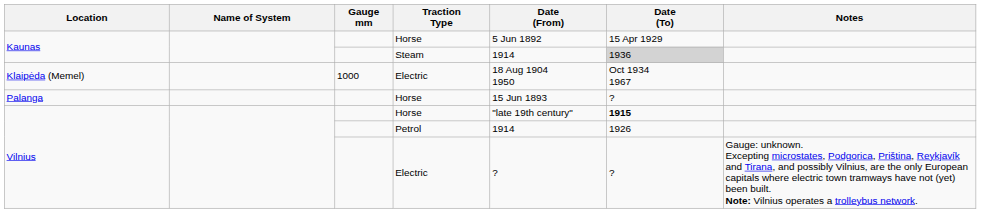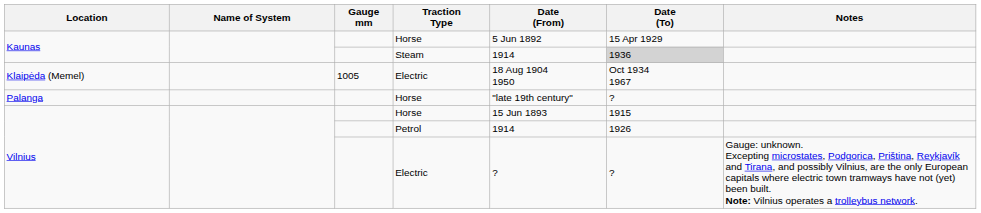(348, 76) 1000 -> (348, 76) 1005
(520, 97) 15 Jun 1893 -> (533, 97) "late 19th century"
(533, 113) "late 19th century" -> (520, 113) 15 Jun 1893
(620, 113) bold -> (620, 113) normal
